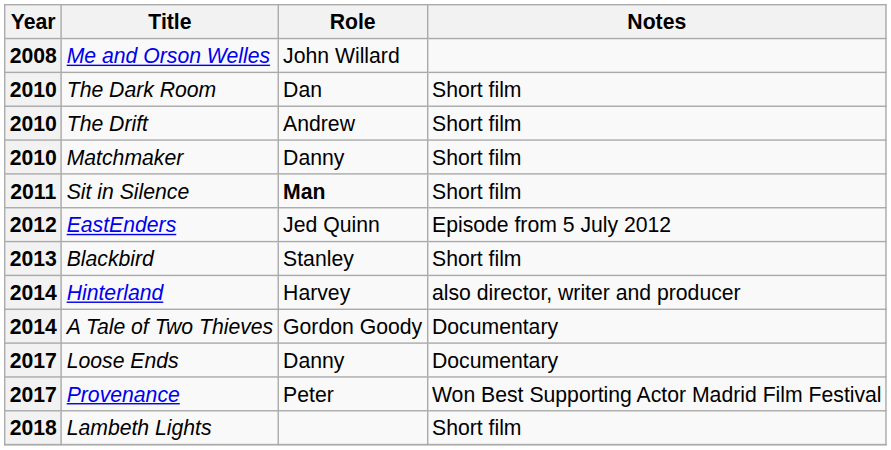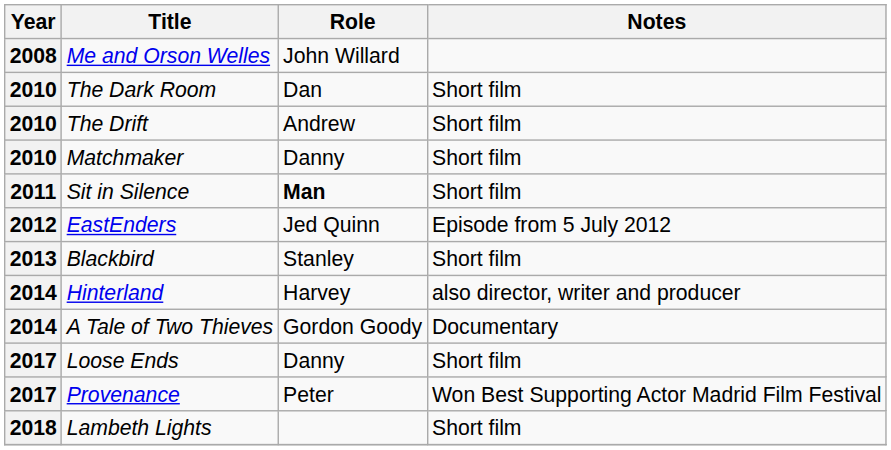(495, 360) Documentary -> (477, 360) Short film
